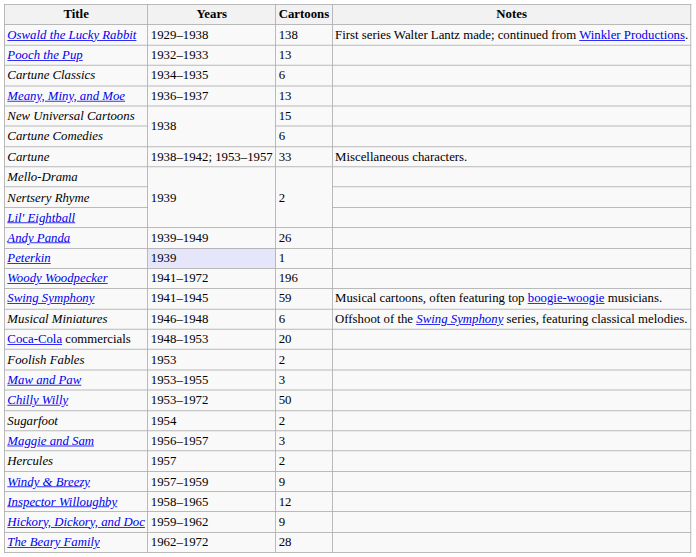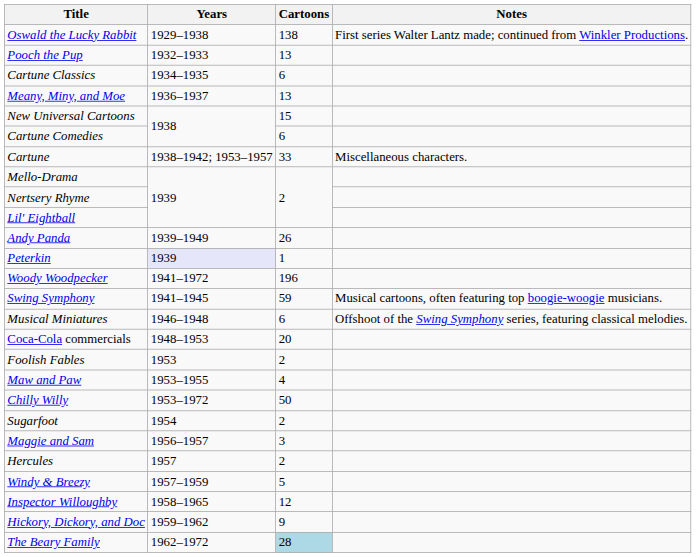(282, 380) 3 -> (282, 380) 4
(282, 481) 9 -> (282, 481) 5
(285, 542) no background -> (285, 542) lightblue background
